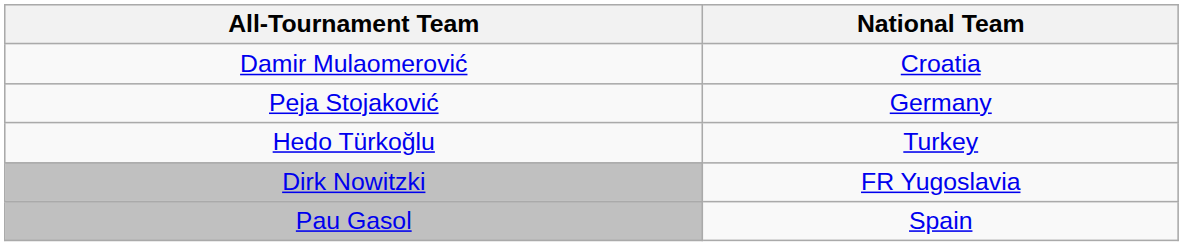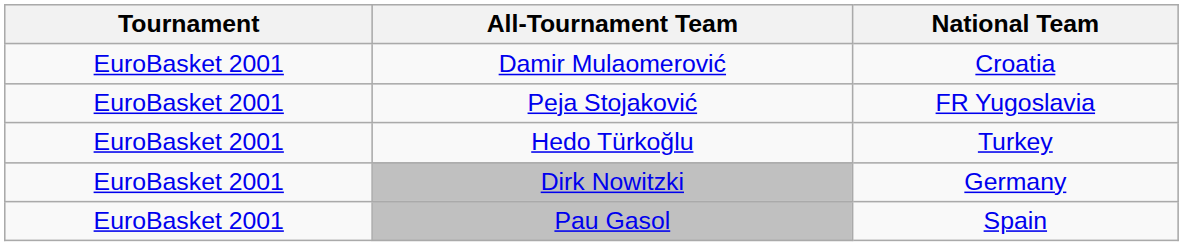+ column: (189, 24)
(941, 102) Germany -> (1015, 102) FR Yugoslavia
(941, 181) FR Yugoslavia -> (1015, 181) Germany
